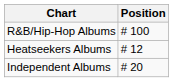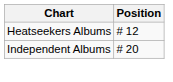- row: (61, 31)
